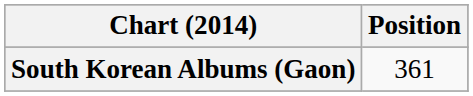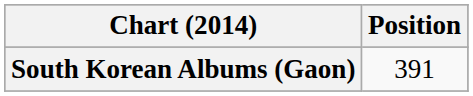(414, 68) 361 -> (414, 68) 391
